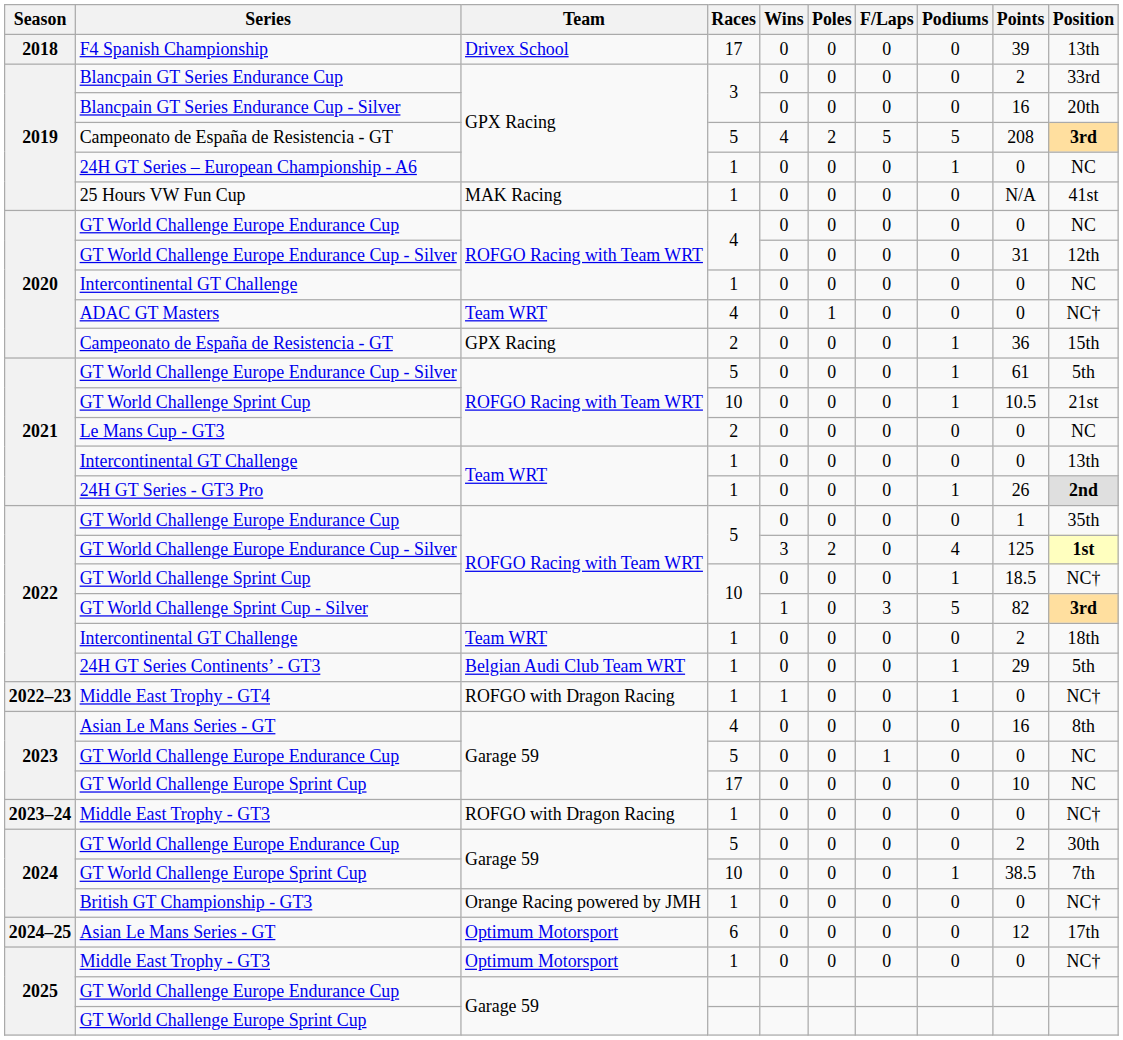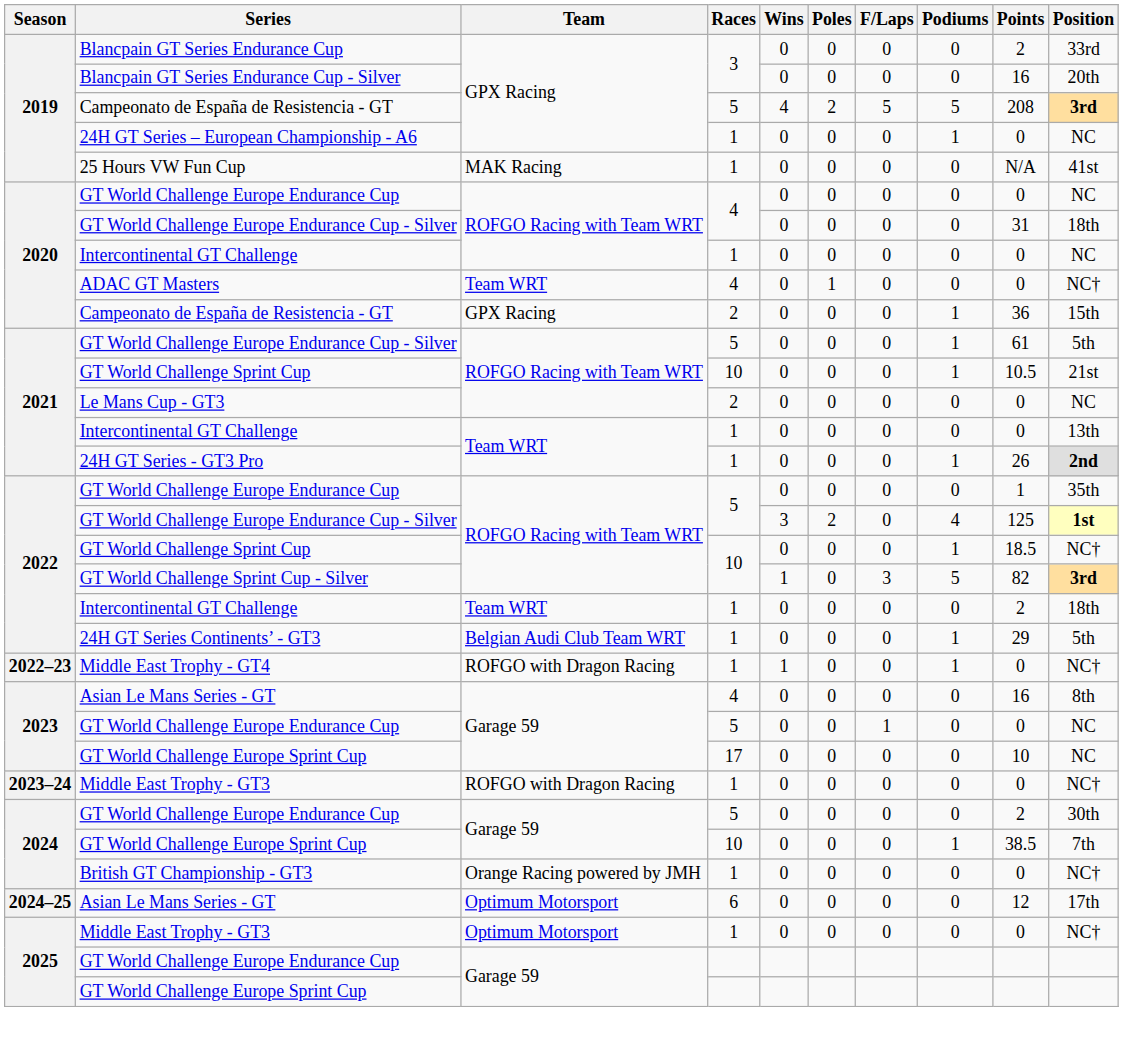- row: (40, 49)
(1083, 255) 12th -> (1083, 225) 18th
